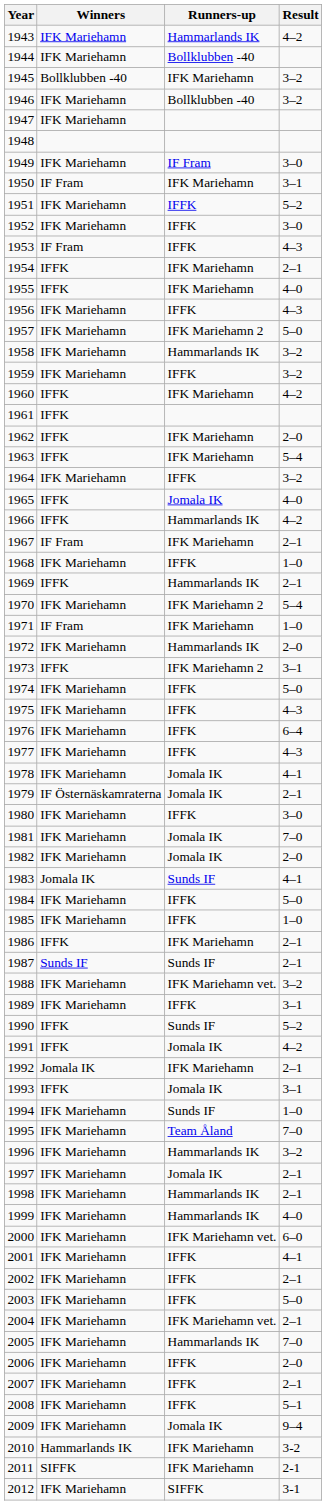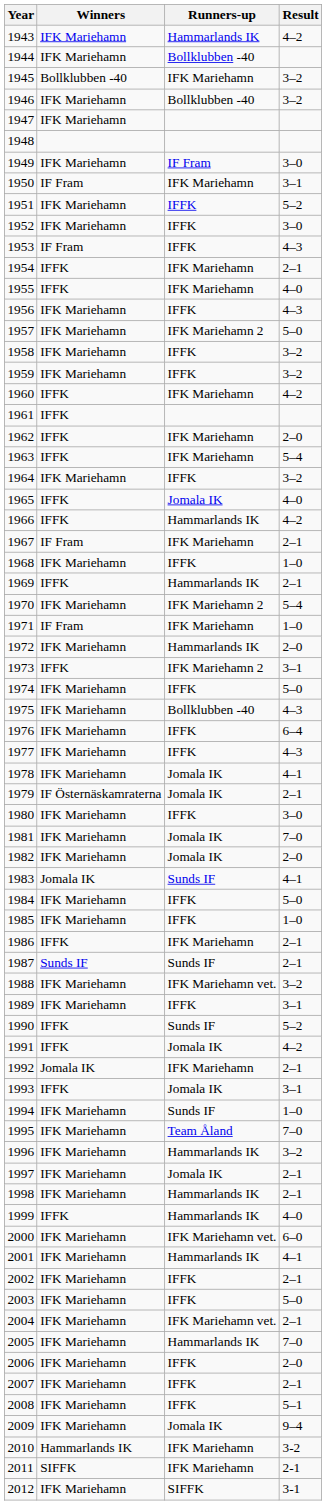(214, 352) Hammarlands IK -> (182, 352) IFFK
(182, 710) IFFK -> (211, 710) Bollklubben -40
(83, 1215) IFK Mariehamn -> (55, 1215) IFFK
(182, 1257) IFFK -> (214, 1257) Hammarlands IK
